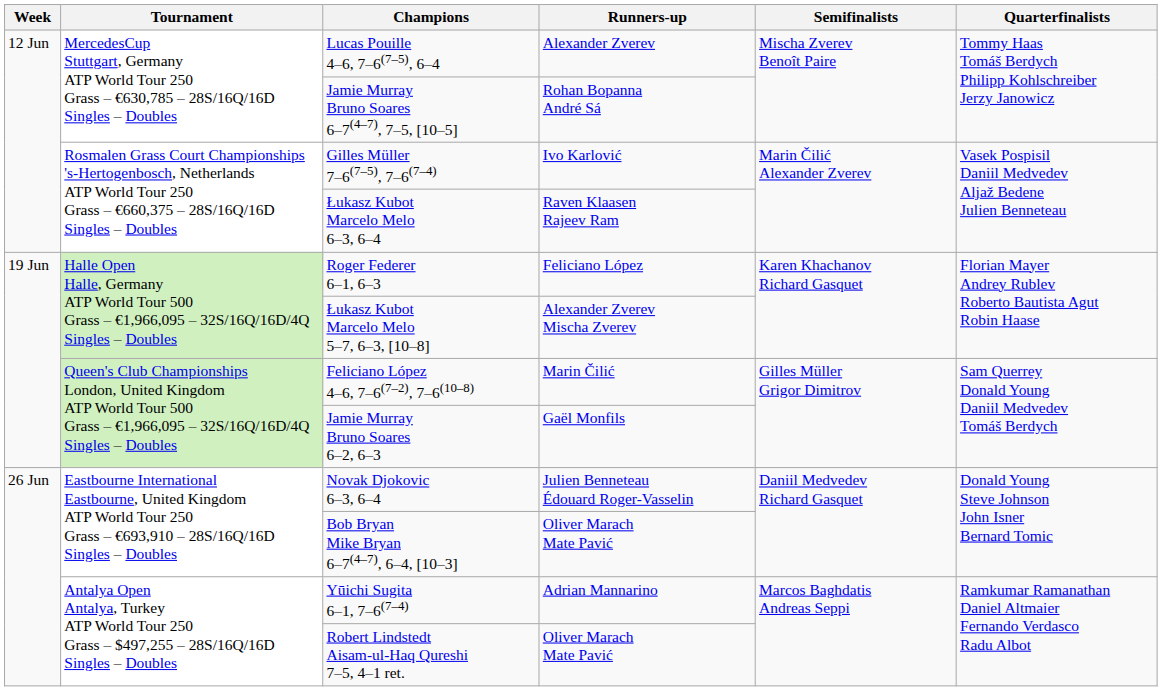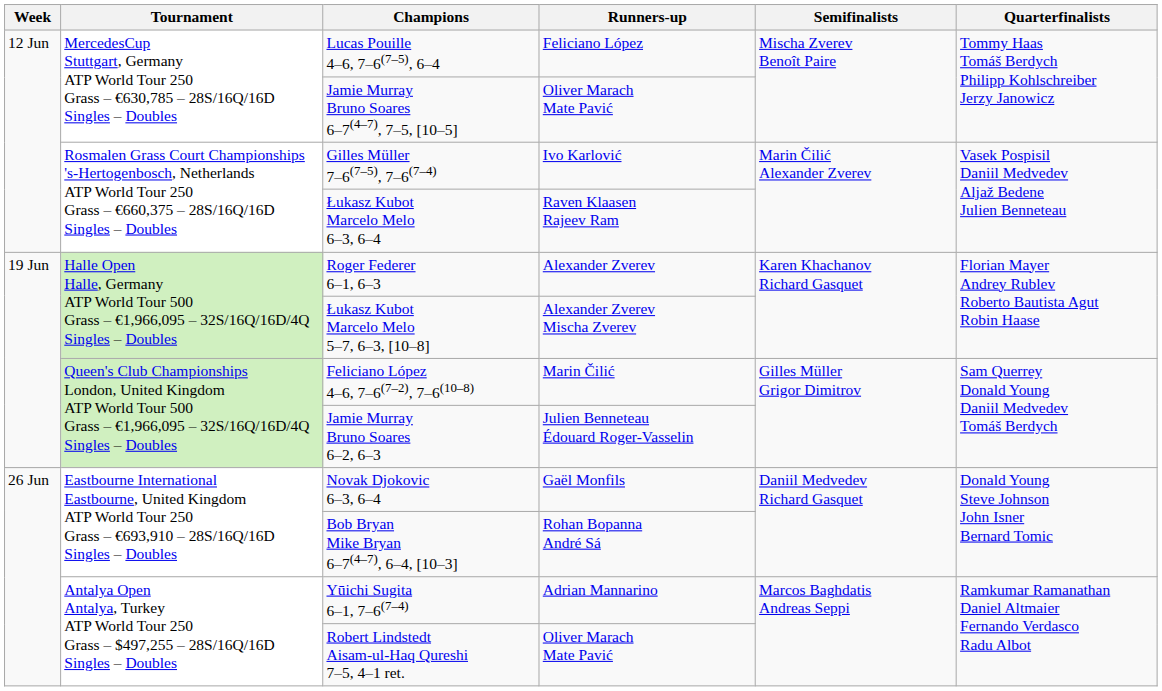(599, 43) Alexander Zverev -> (593, 43) Feliciano López
(592, 99) Rohan Bopanna André Sá -> (588, 99) Oliver Marach Mate Pavić
(593, 264) Feliciano López -> (599, 264) Alexander Zverev
(584, 418) Gaël Monfils -> (618, 427) Julien Benneteau Édouard Roger-Vasselin
(618, 489) Julien Benneteau Édouard Roger-Vasselin -> (584, 480) Gaël Monfils
(588, 533) Oliver Marach Mate Pavić -> (592, 533) Rohan Bopanna André Sá
